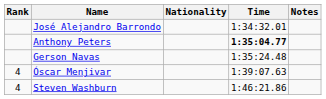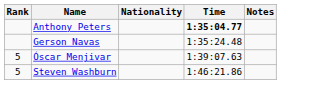- row: (97, 27)
(18, 72) 4 -> (18, 57) 5
(18, 87) 4 -> (18, 72) 5
